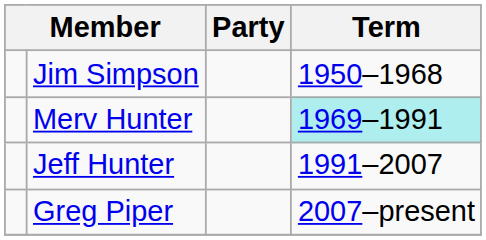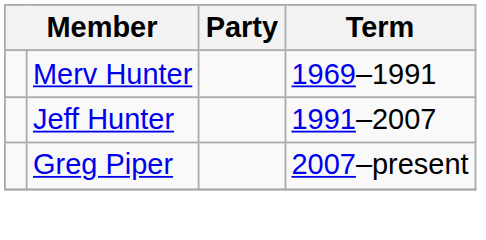- row: (116, 73)
(370, 119) paleturquoise background -> (364, 73) no background
